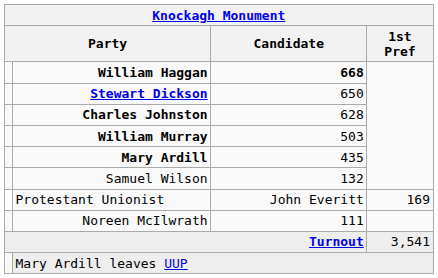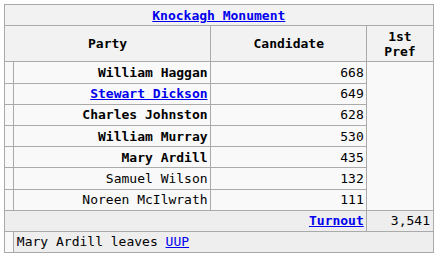(352, 72) bold -> (352, 72) normal
(352, 94) 650 -> (352, 94) 649
(352, 136) 503 -> (352, 136) 530
- row: (90, 200)
